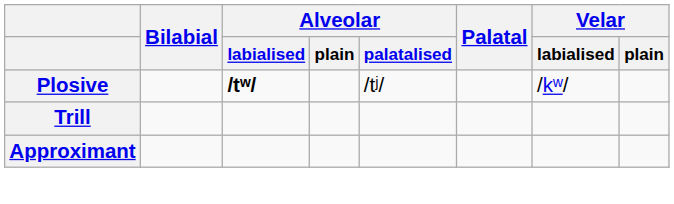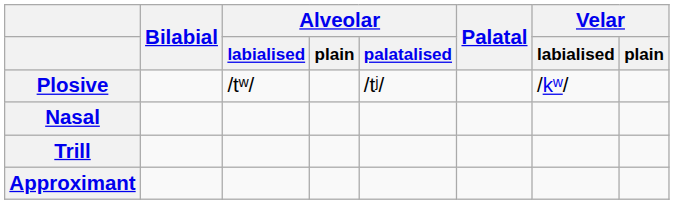(242, 85) bold -> (241, 85) normal
+ row: (73, 118)
